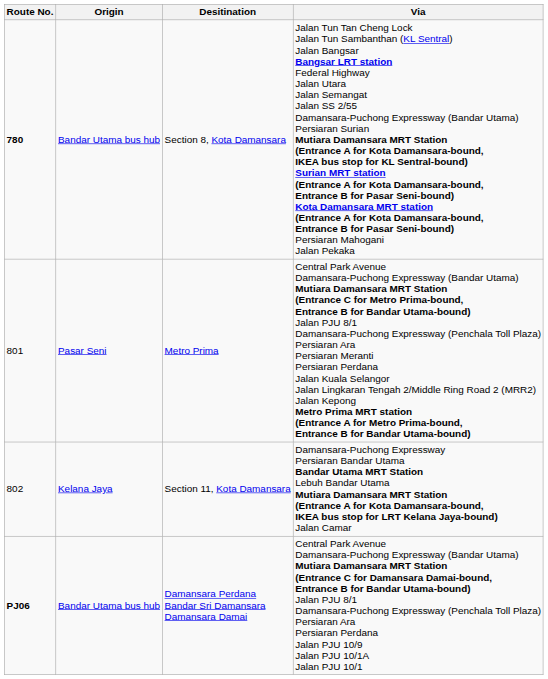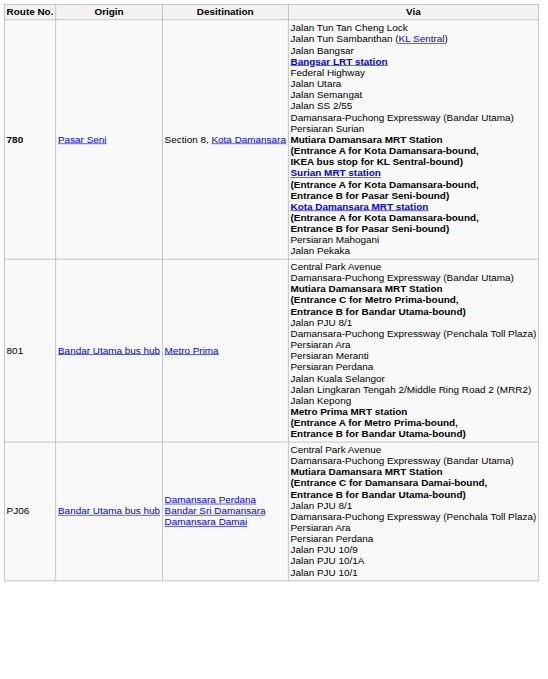(109, 139) Bandar Utama bus hub -> (82, 139) Pasar Seni
(82, 350) Pasar Seni -> (109, 350) Bandar Utama bus hub
- row: (228, 489)
(18, 605) bold -> (18, 511) normal
